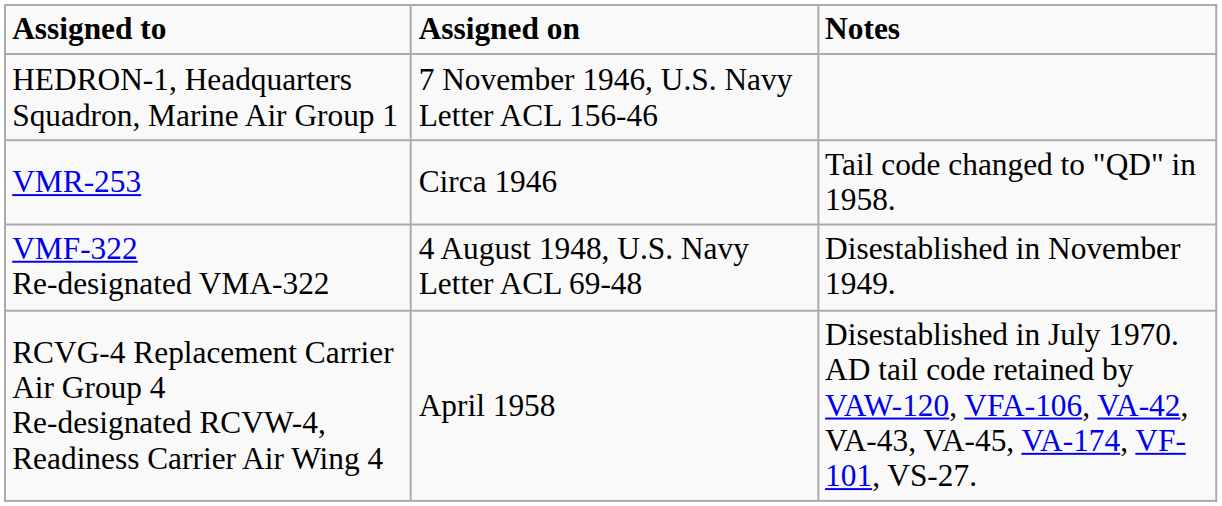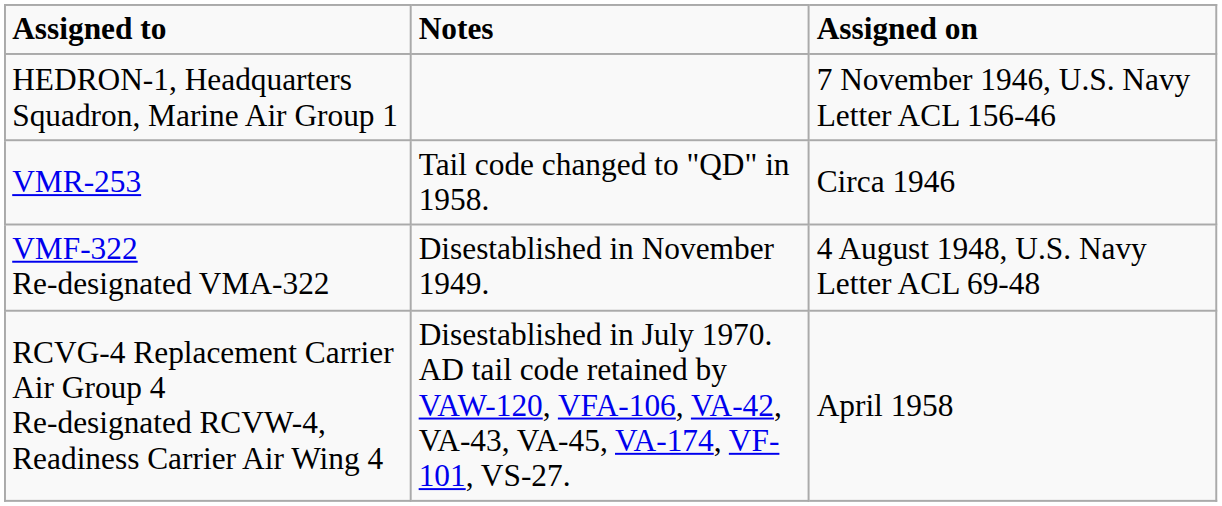columns swapped: (499, 29) <-> (863, 29)
